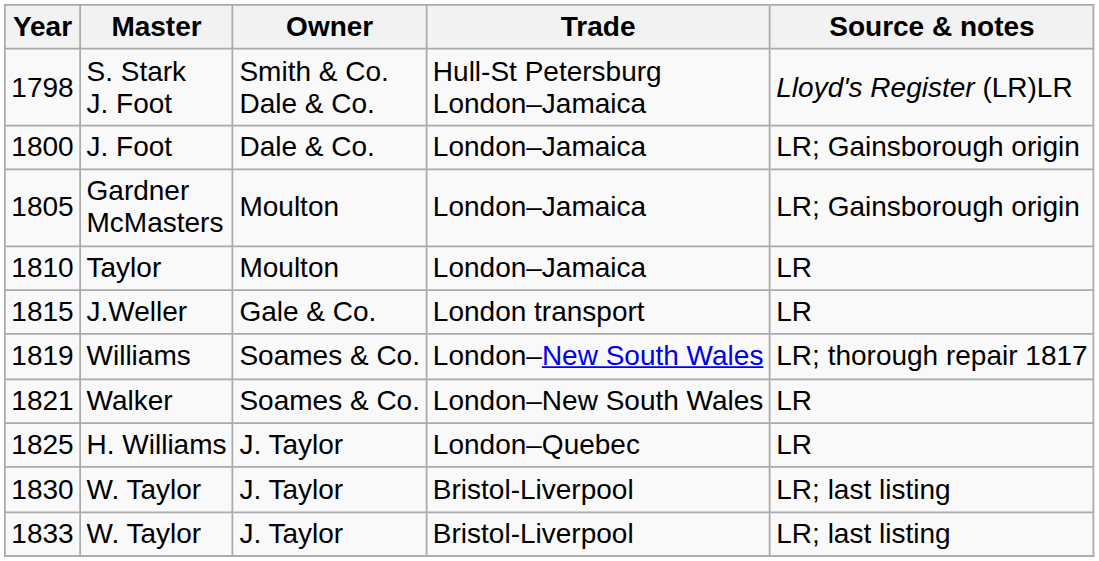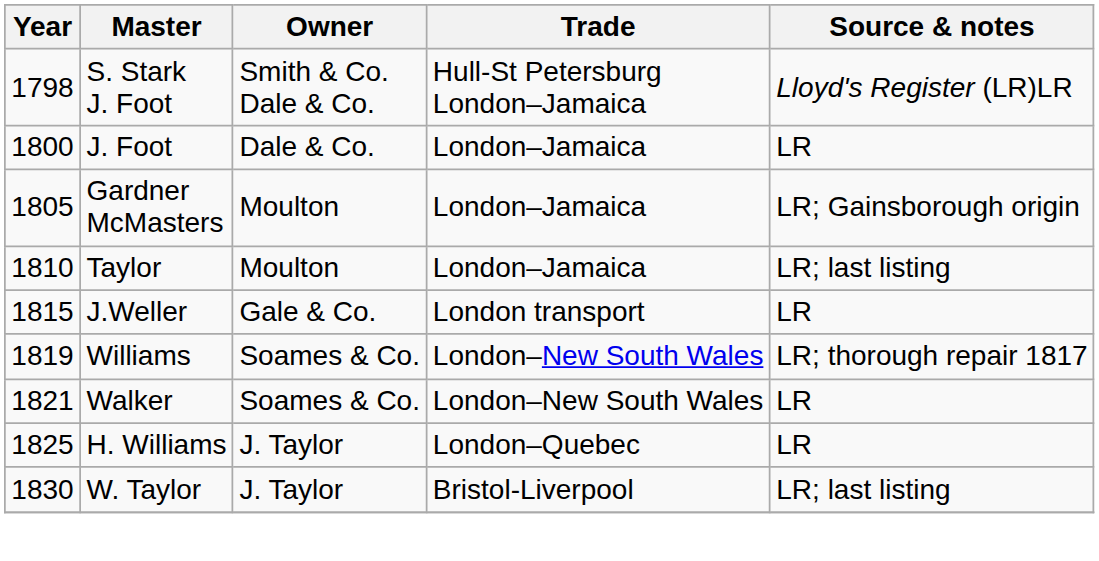(928, 147) LR; Gainsborough origin -> (794, 147) LR
(794, 267) LR -> (863, 267) LR; last listing
- row: (42, 533)
